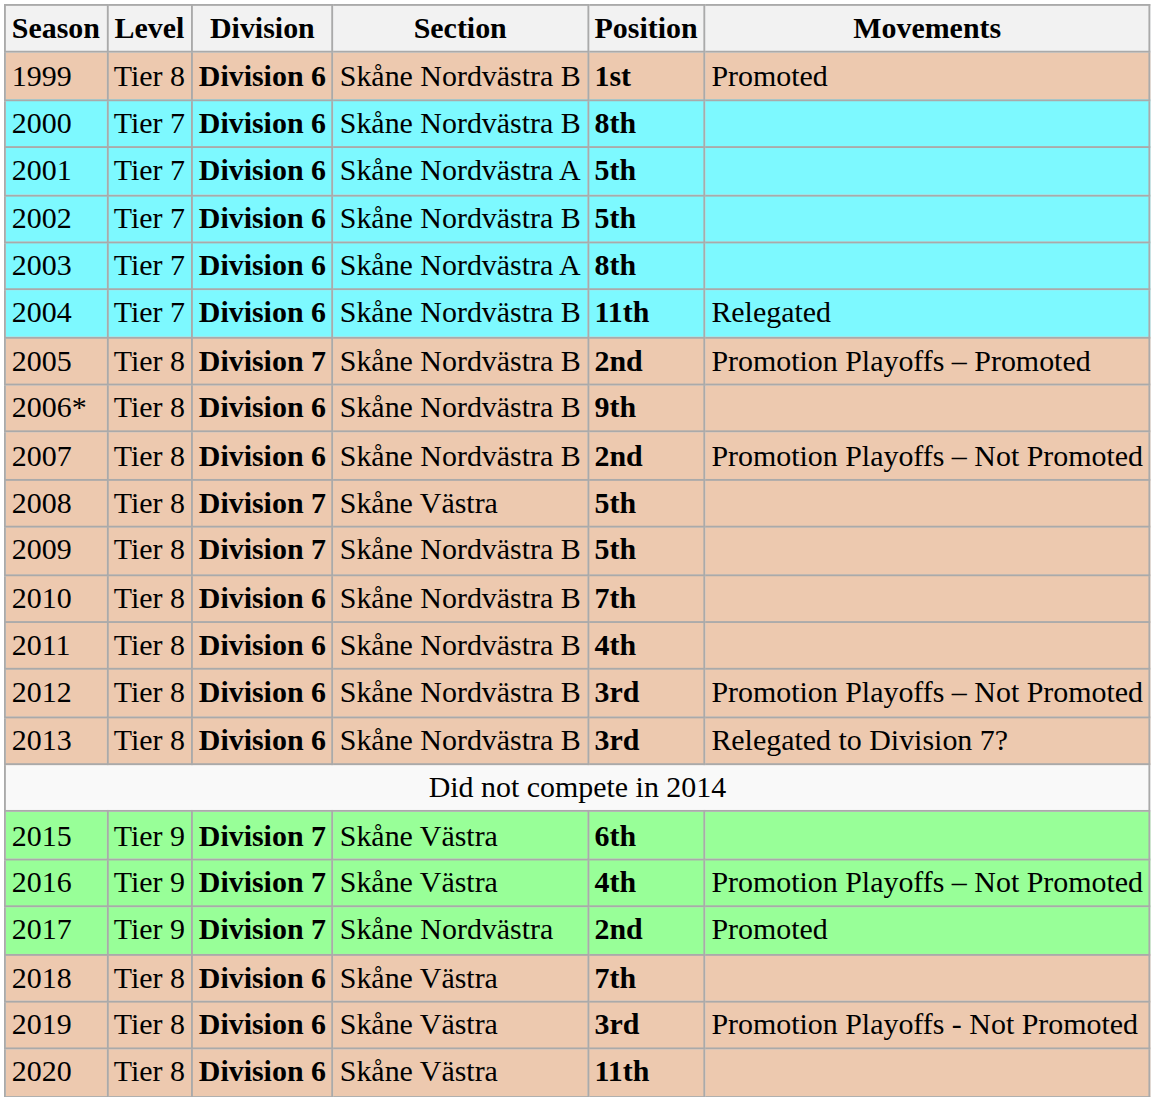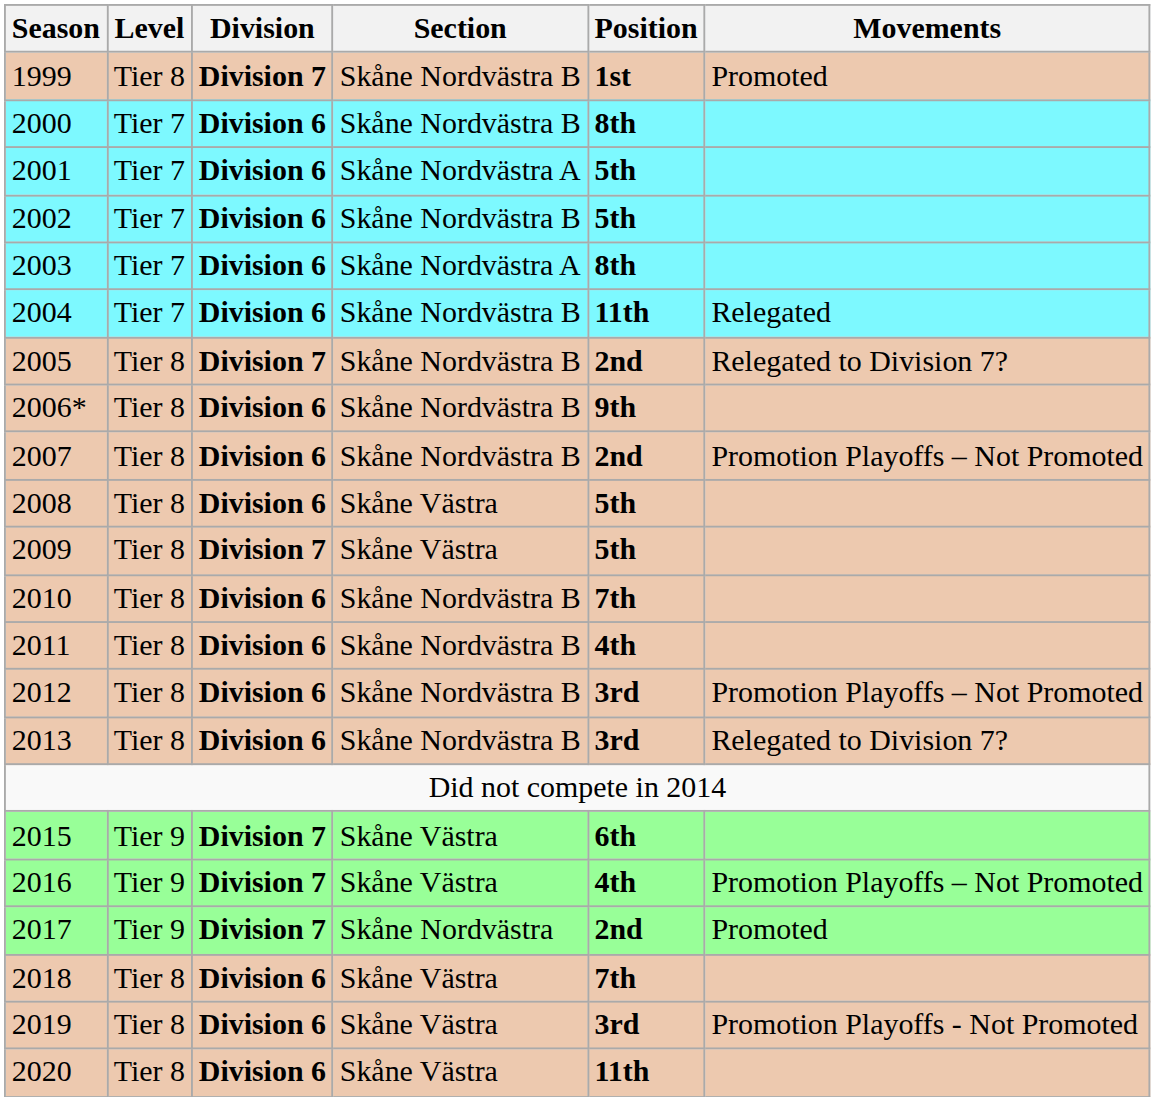(262, 75) Division 6 -> (262, 75) Division 7
(901, 360) Promotion Playoffs – Promoted -> (860, 360) Relegated to Division 7?
(262, 502) Division 7 -> (262, 502) Division 6
(460, 550) Skåne Nordvästra B -> (419, 550) Skåne Västra
